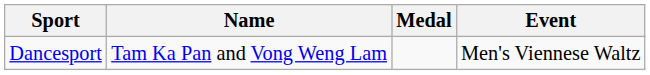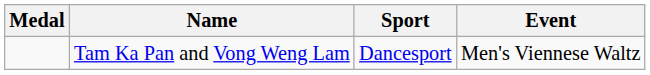columns swapped: (424, 20) <-> (56, 20)
